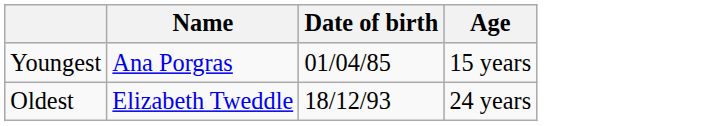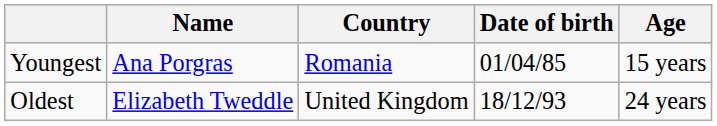+ column: (387, 23)
